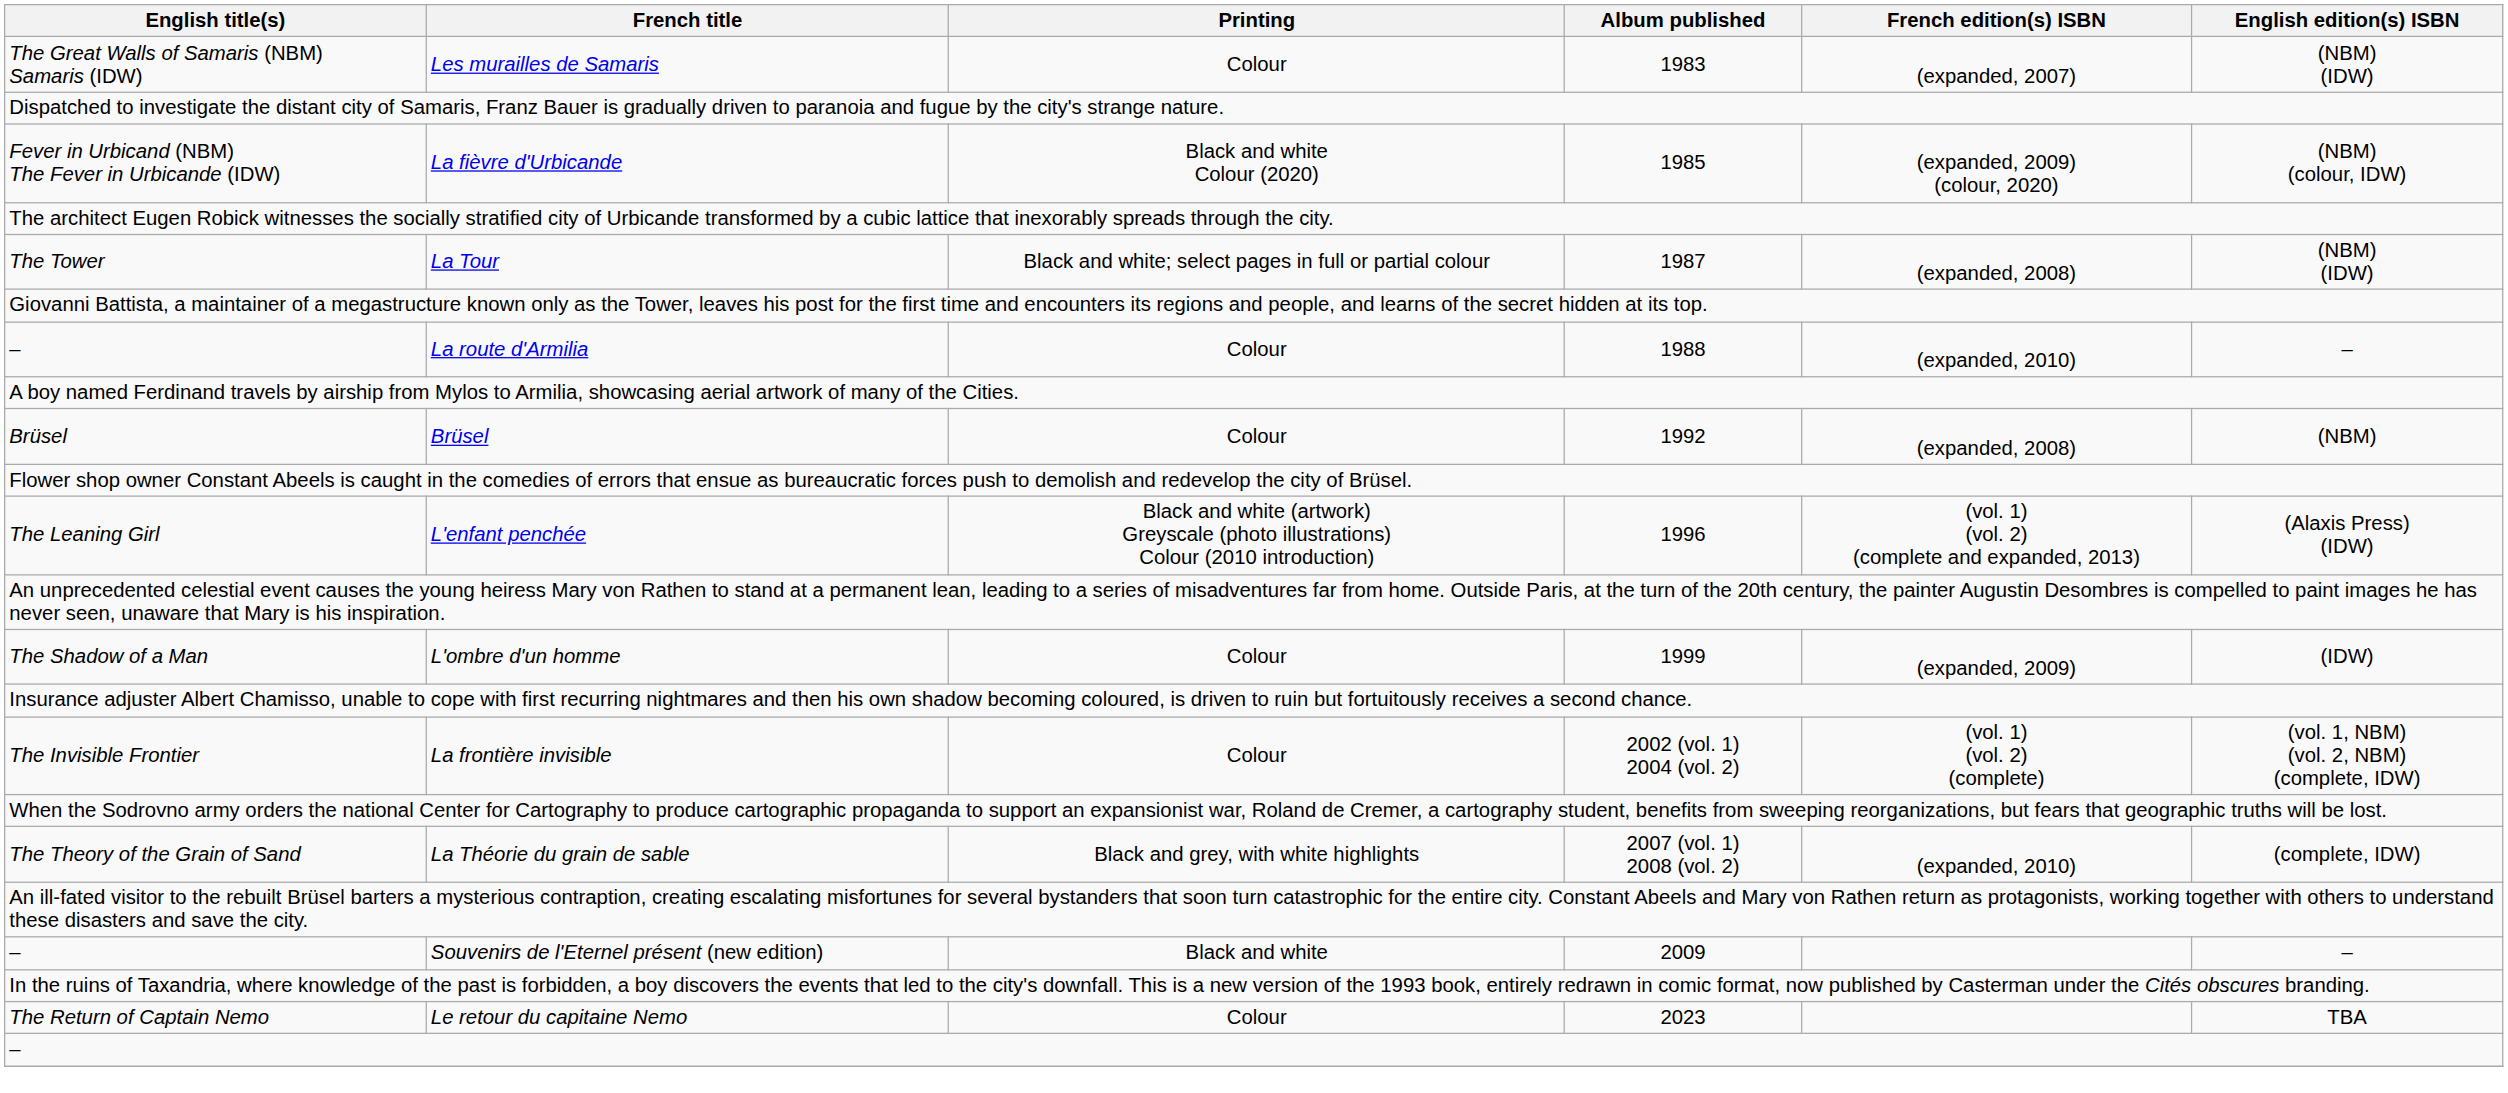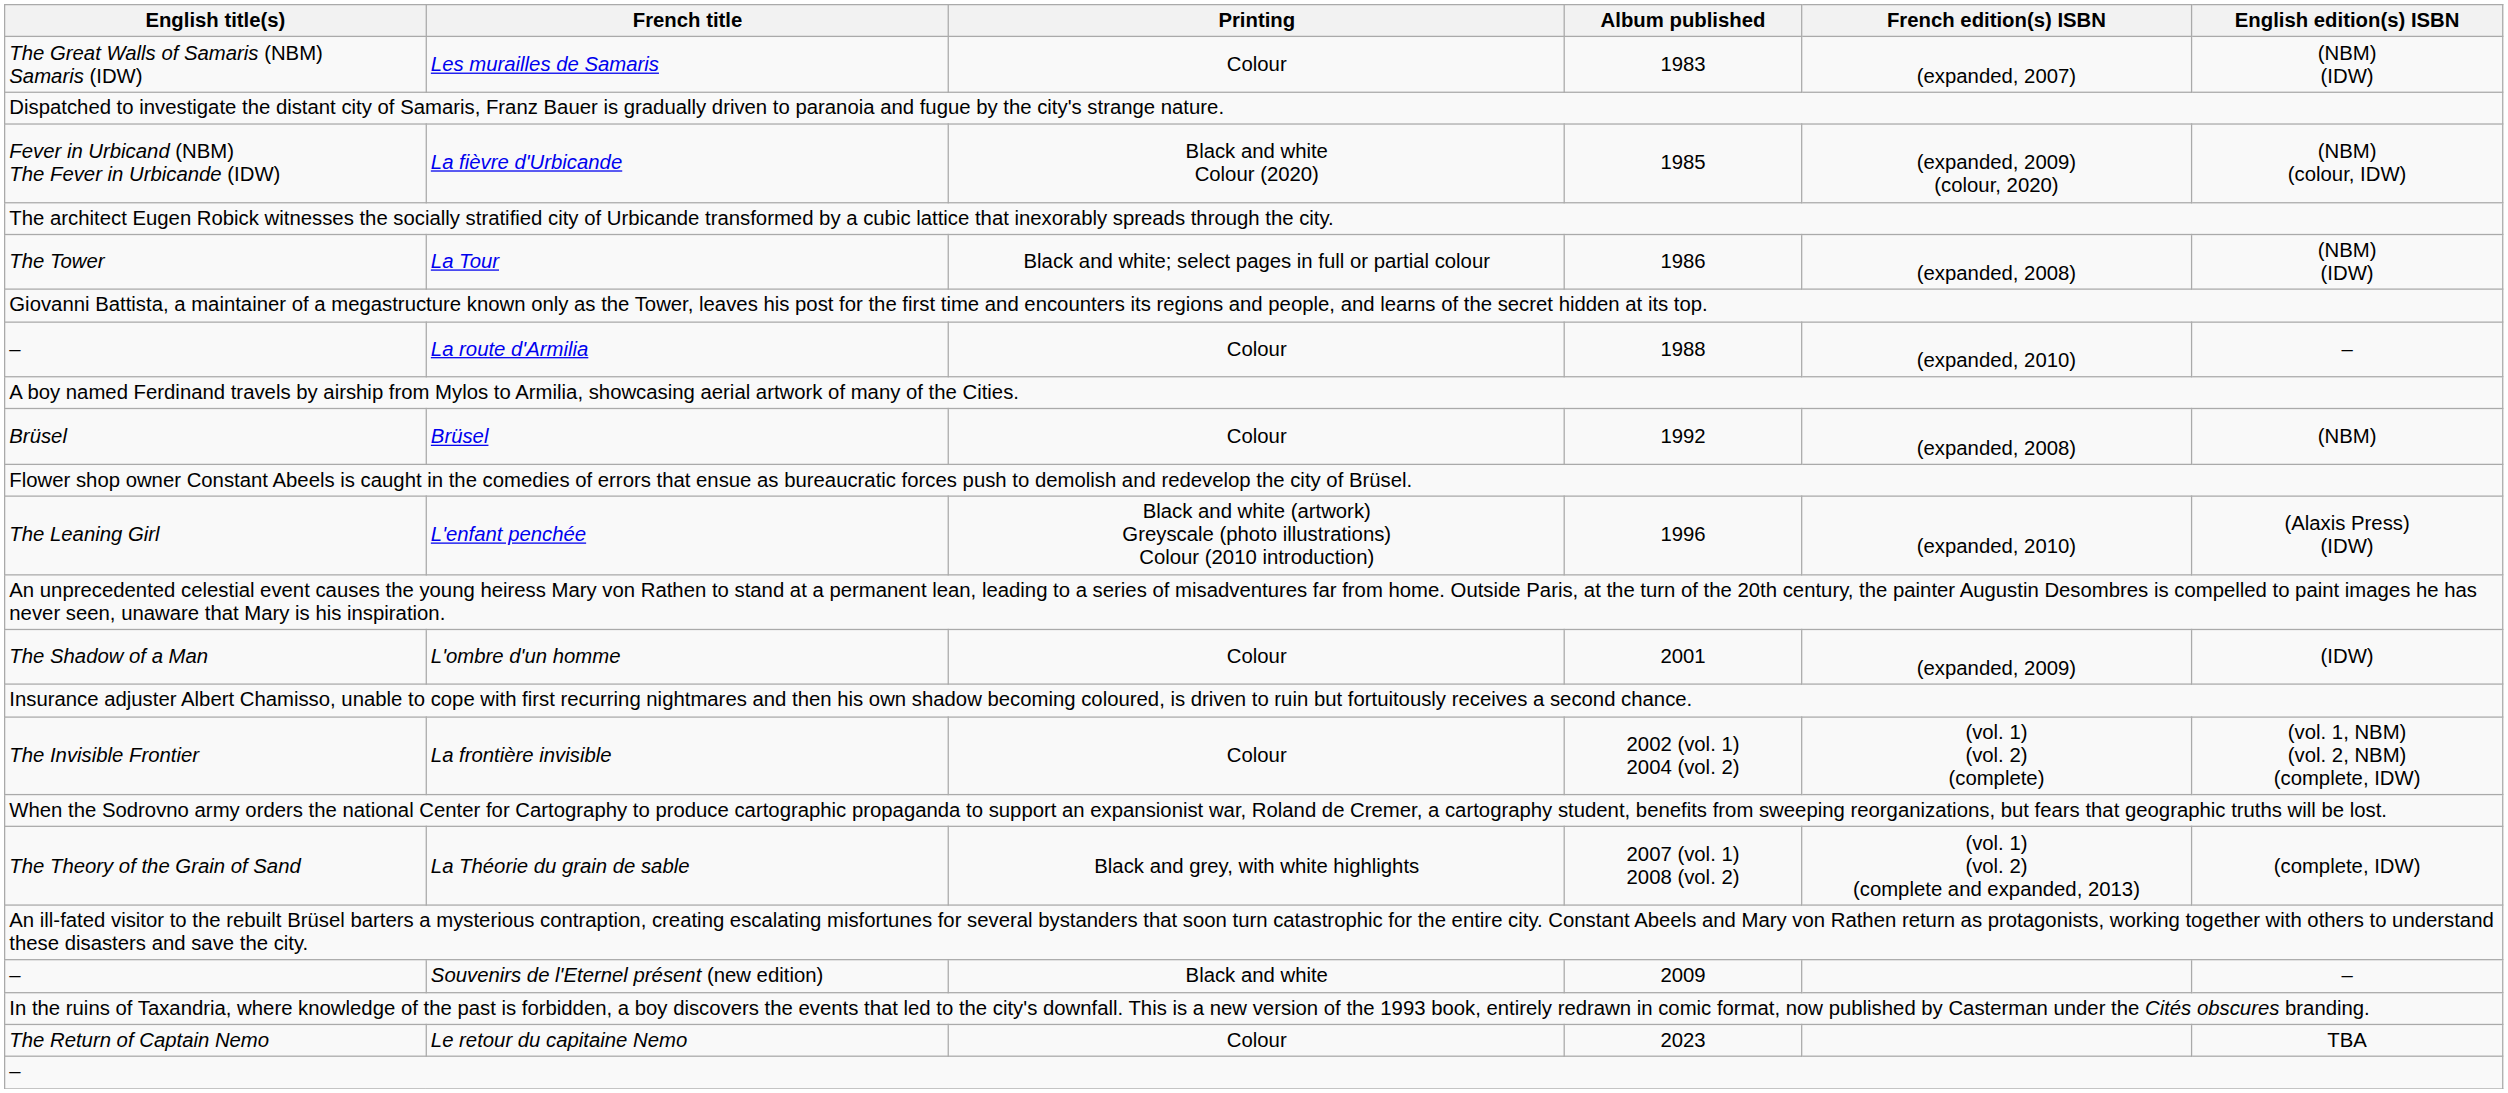(1683, 261) 1987 -> (1683, 261) 1986
(1996, 535) (vol. 1) (vol. 2) (complete and expanded, 2013) -> (1996, 546) (expanded, 2010)
(1683, 656) 1999 -> (1683, 656) 2001
(1996, 865) (expanded, 2010) -> (1996, 865) (vol. 1) (vol. 2) (complete and expanded, 2013)
